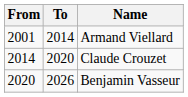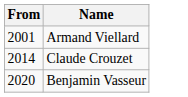- column: (60, 15)
